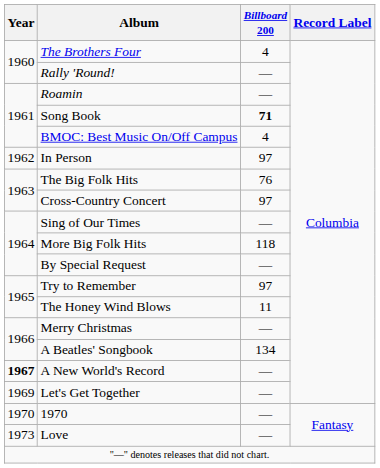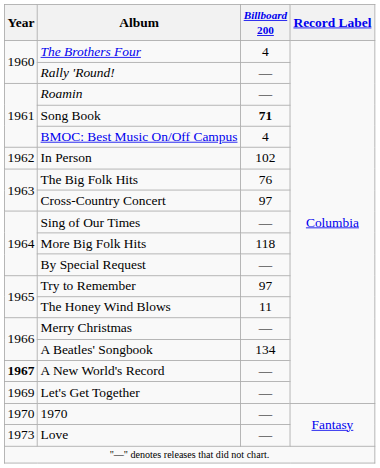(265, 158) 97 -> (265, 158) 102
